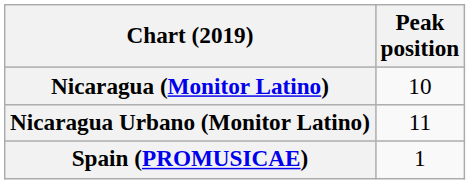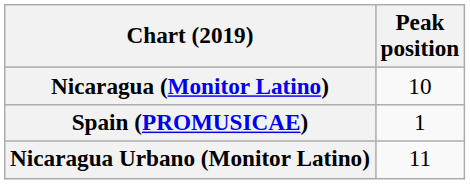rows swapped: (190, 122) <-> (190, 159)
